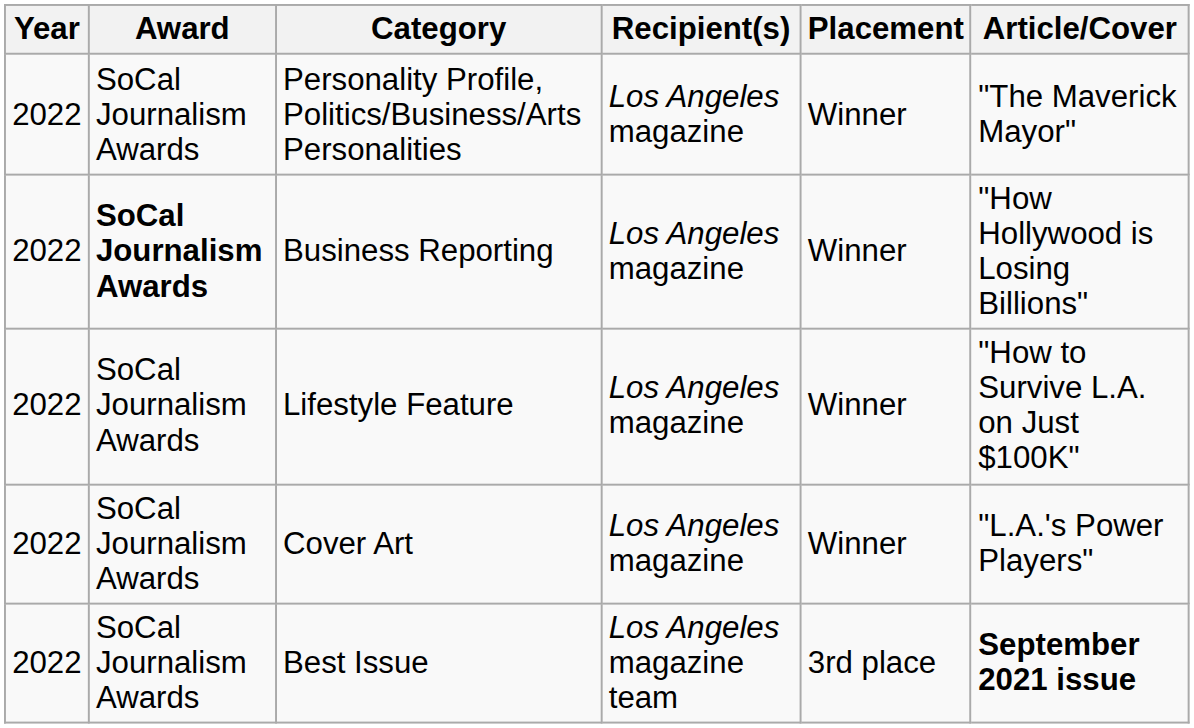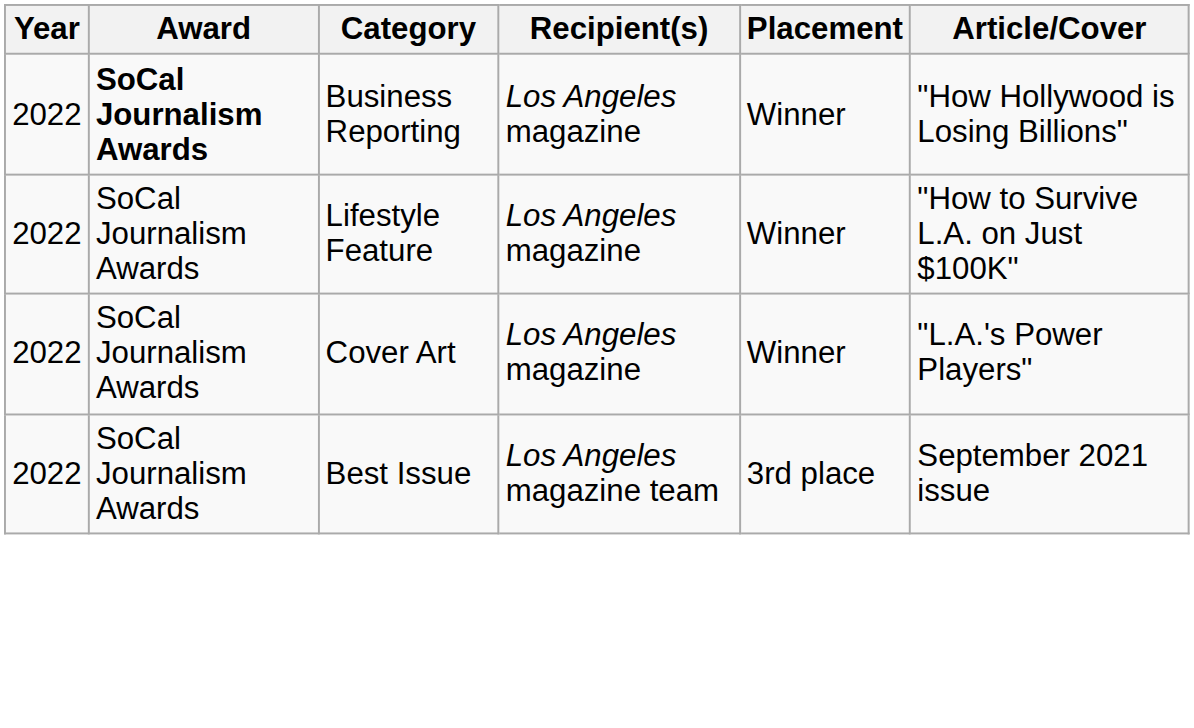- row: (432, 113)
(1059, 662) bold -> (1033, 472) normal
